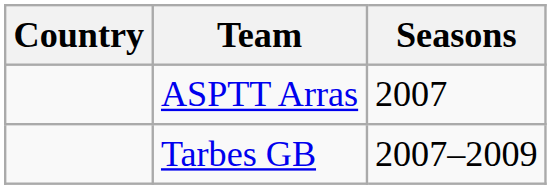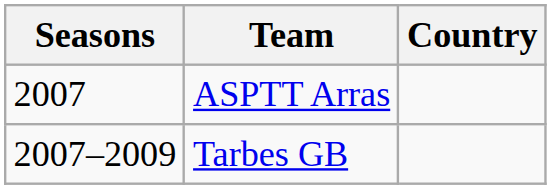columns swapped: (456, 34) <-> (79, 34)
